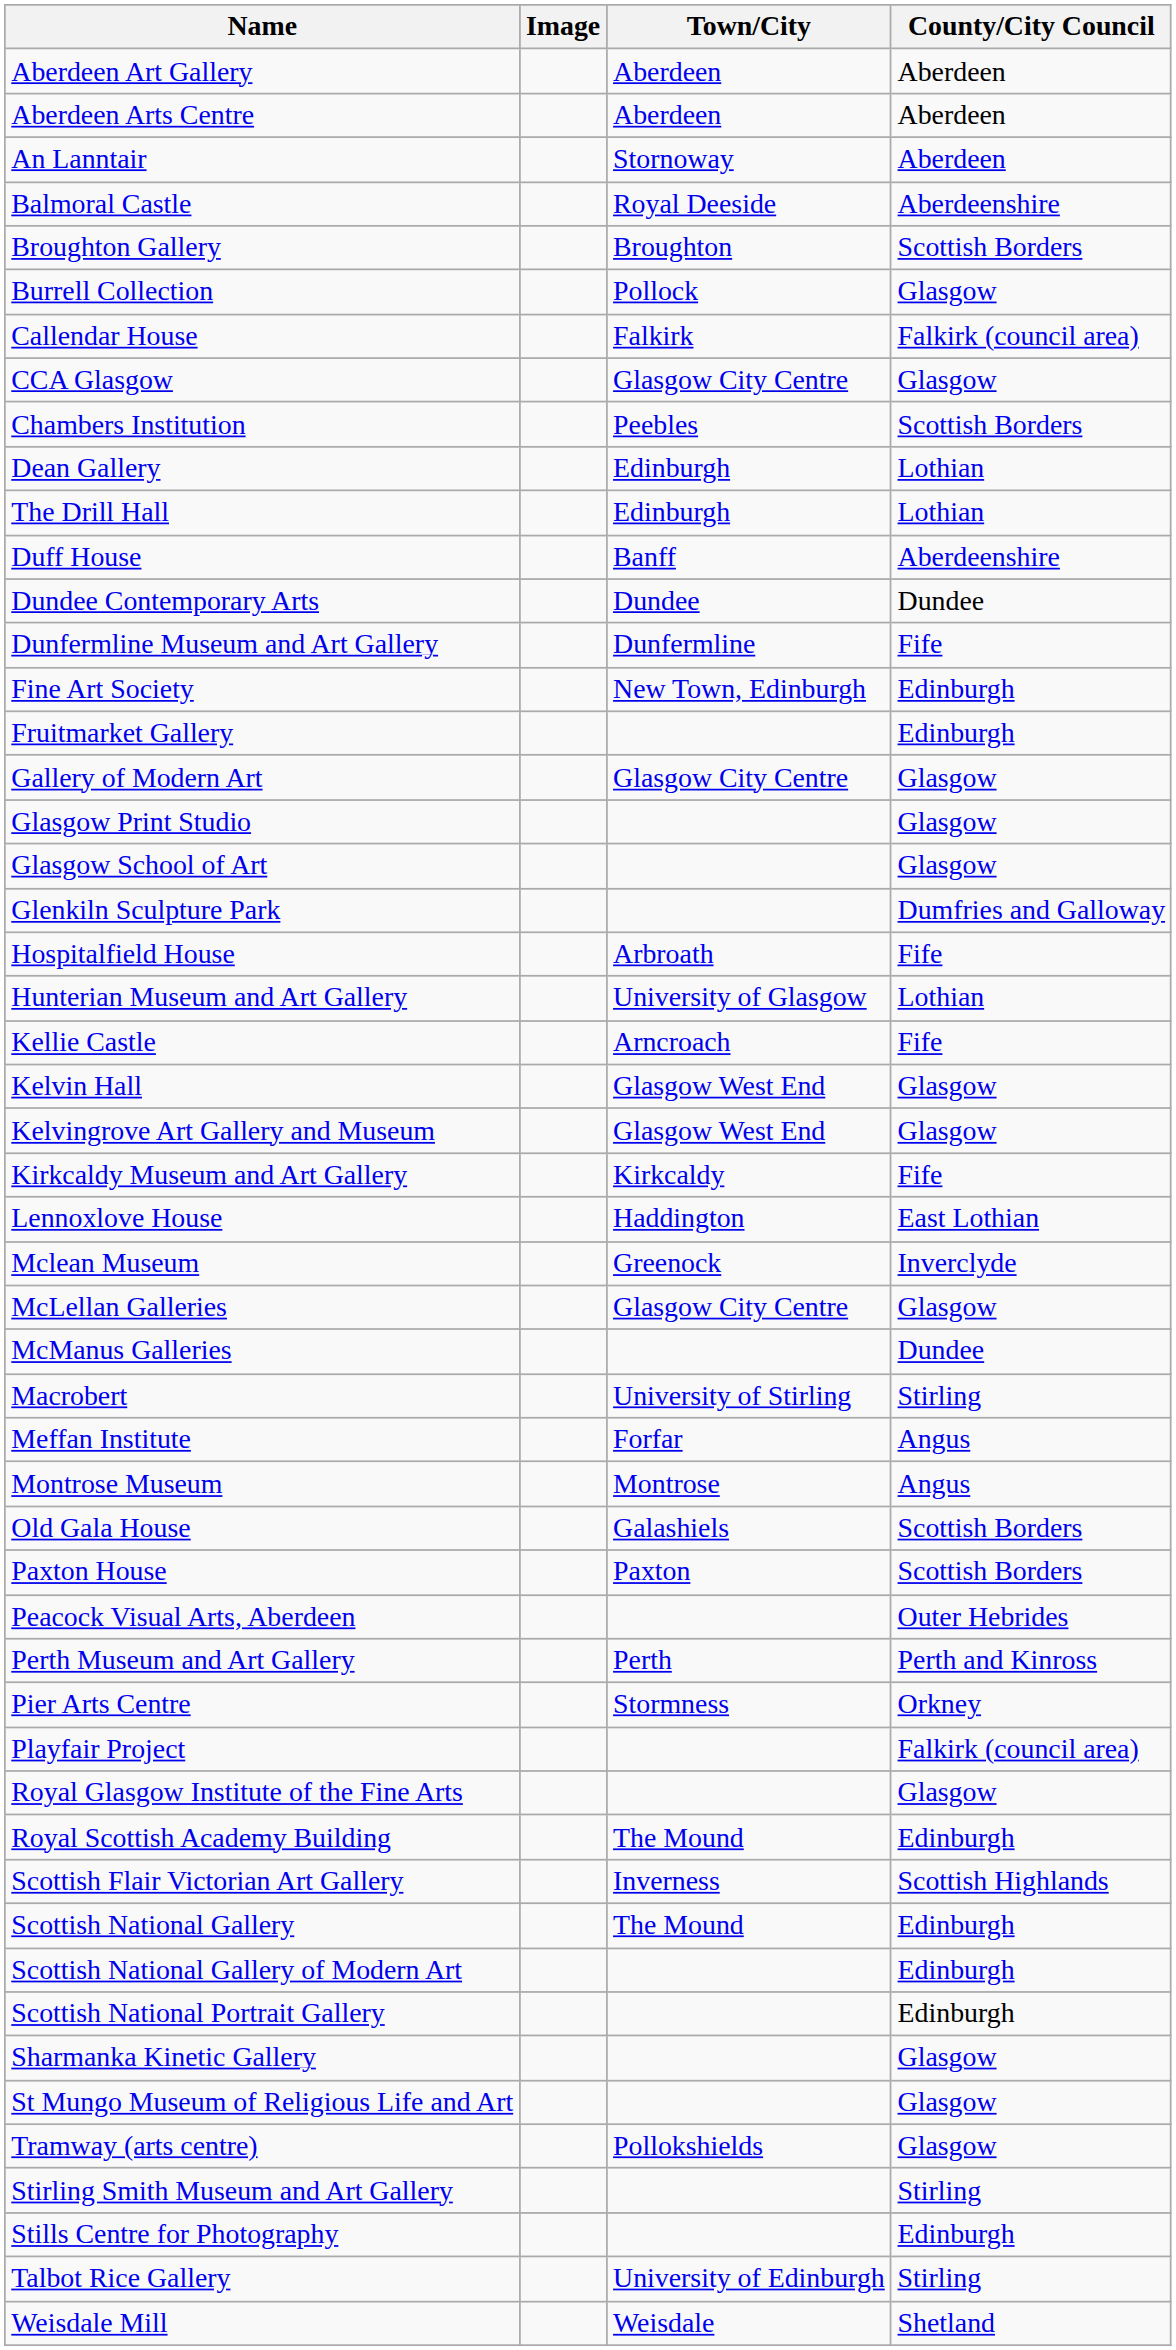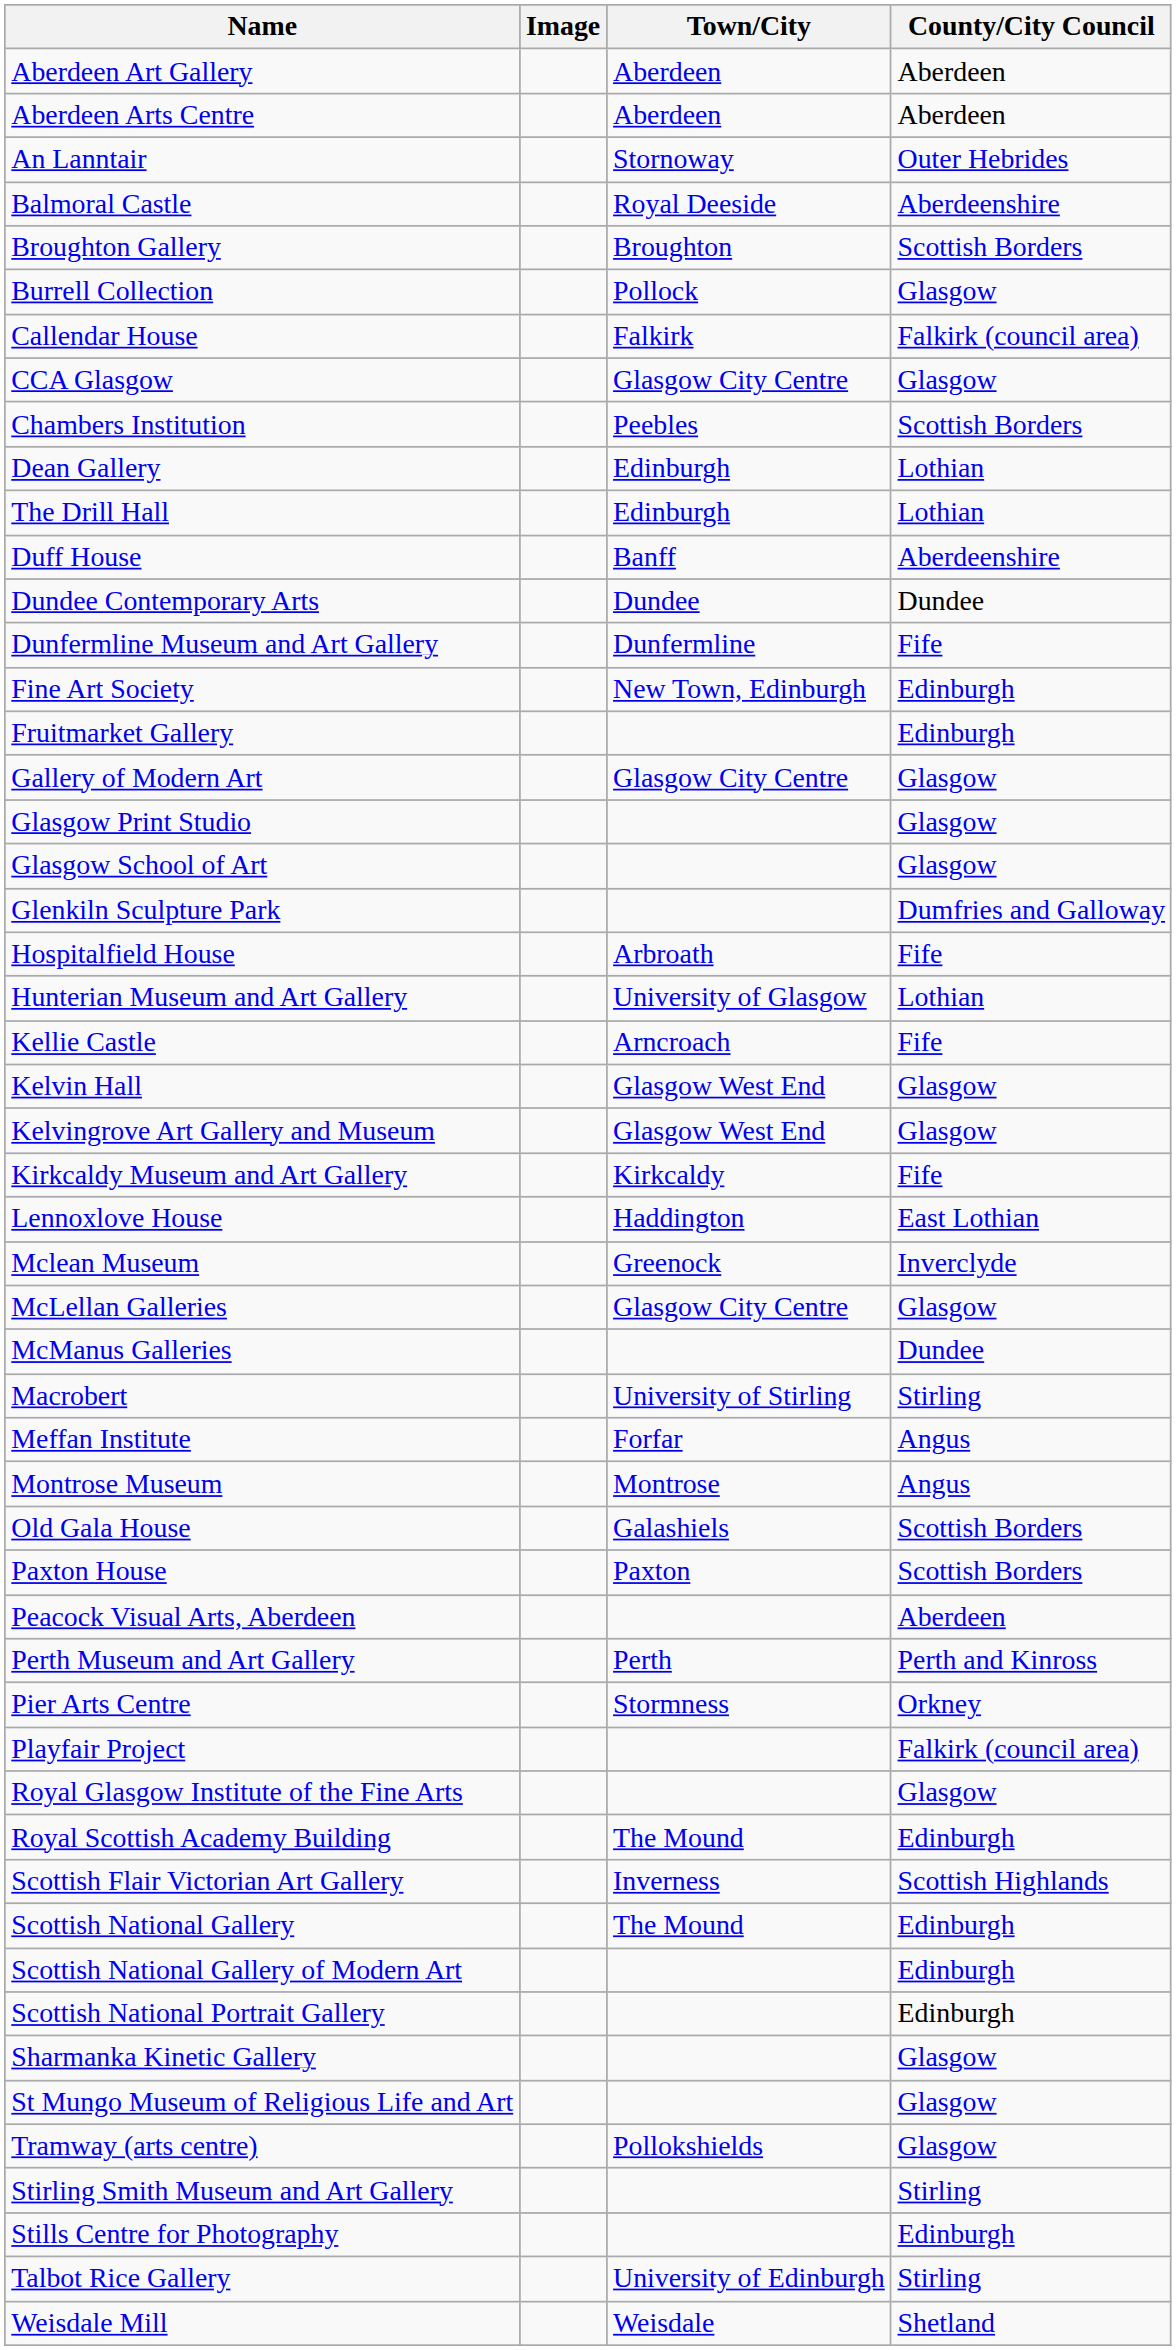(952, 159) Aberdeen -> (983, 159) Outer Hebrides
(983, 1616) Outer Hebrides -> (952, 1616) Aberdeen
